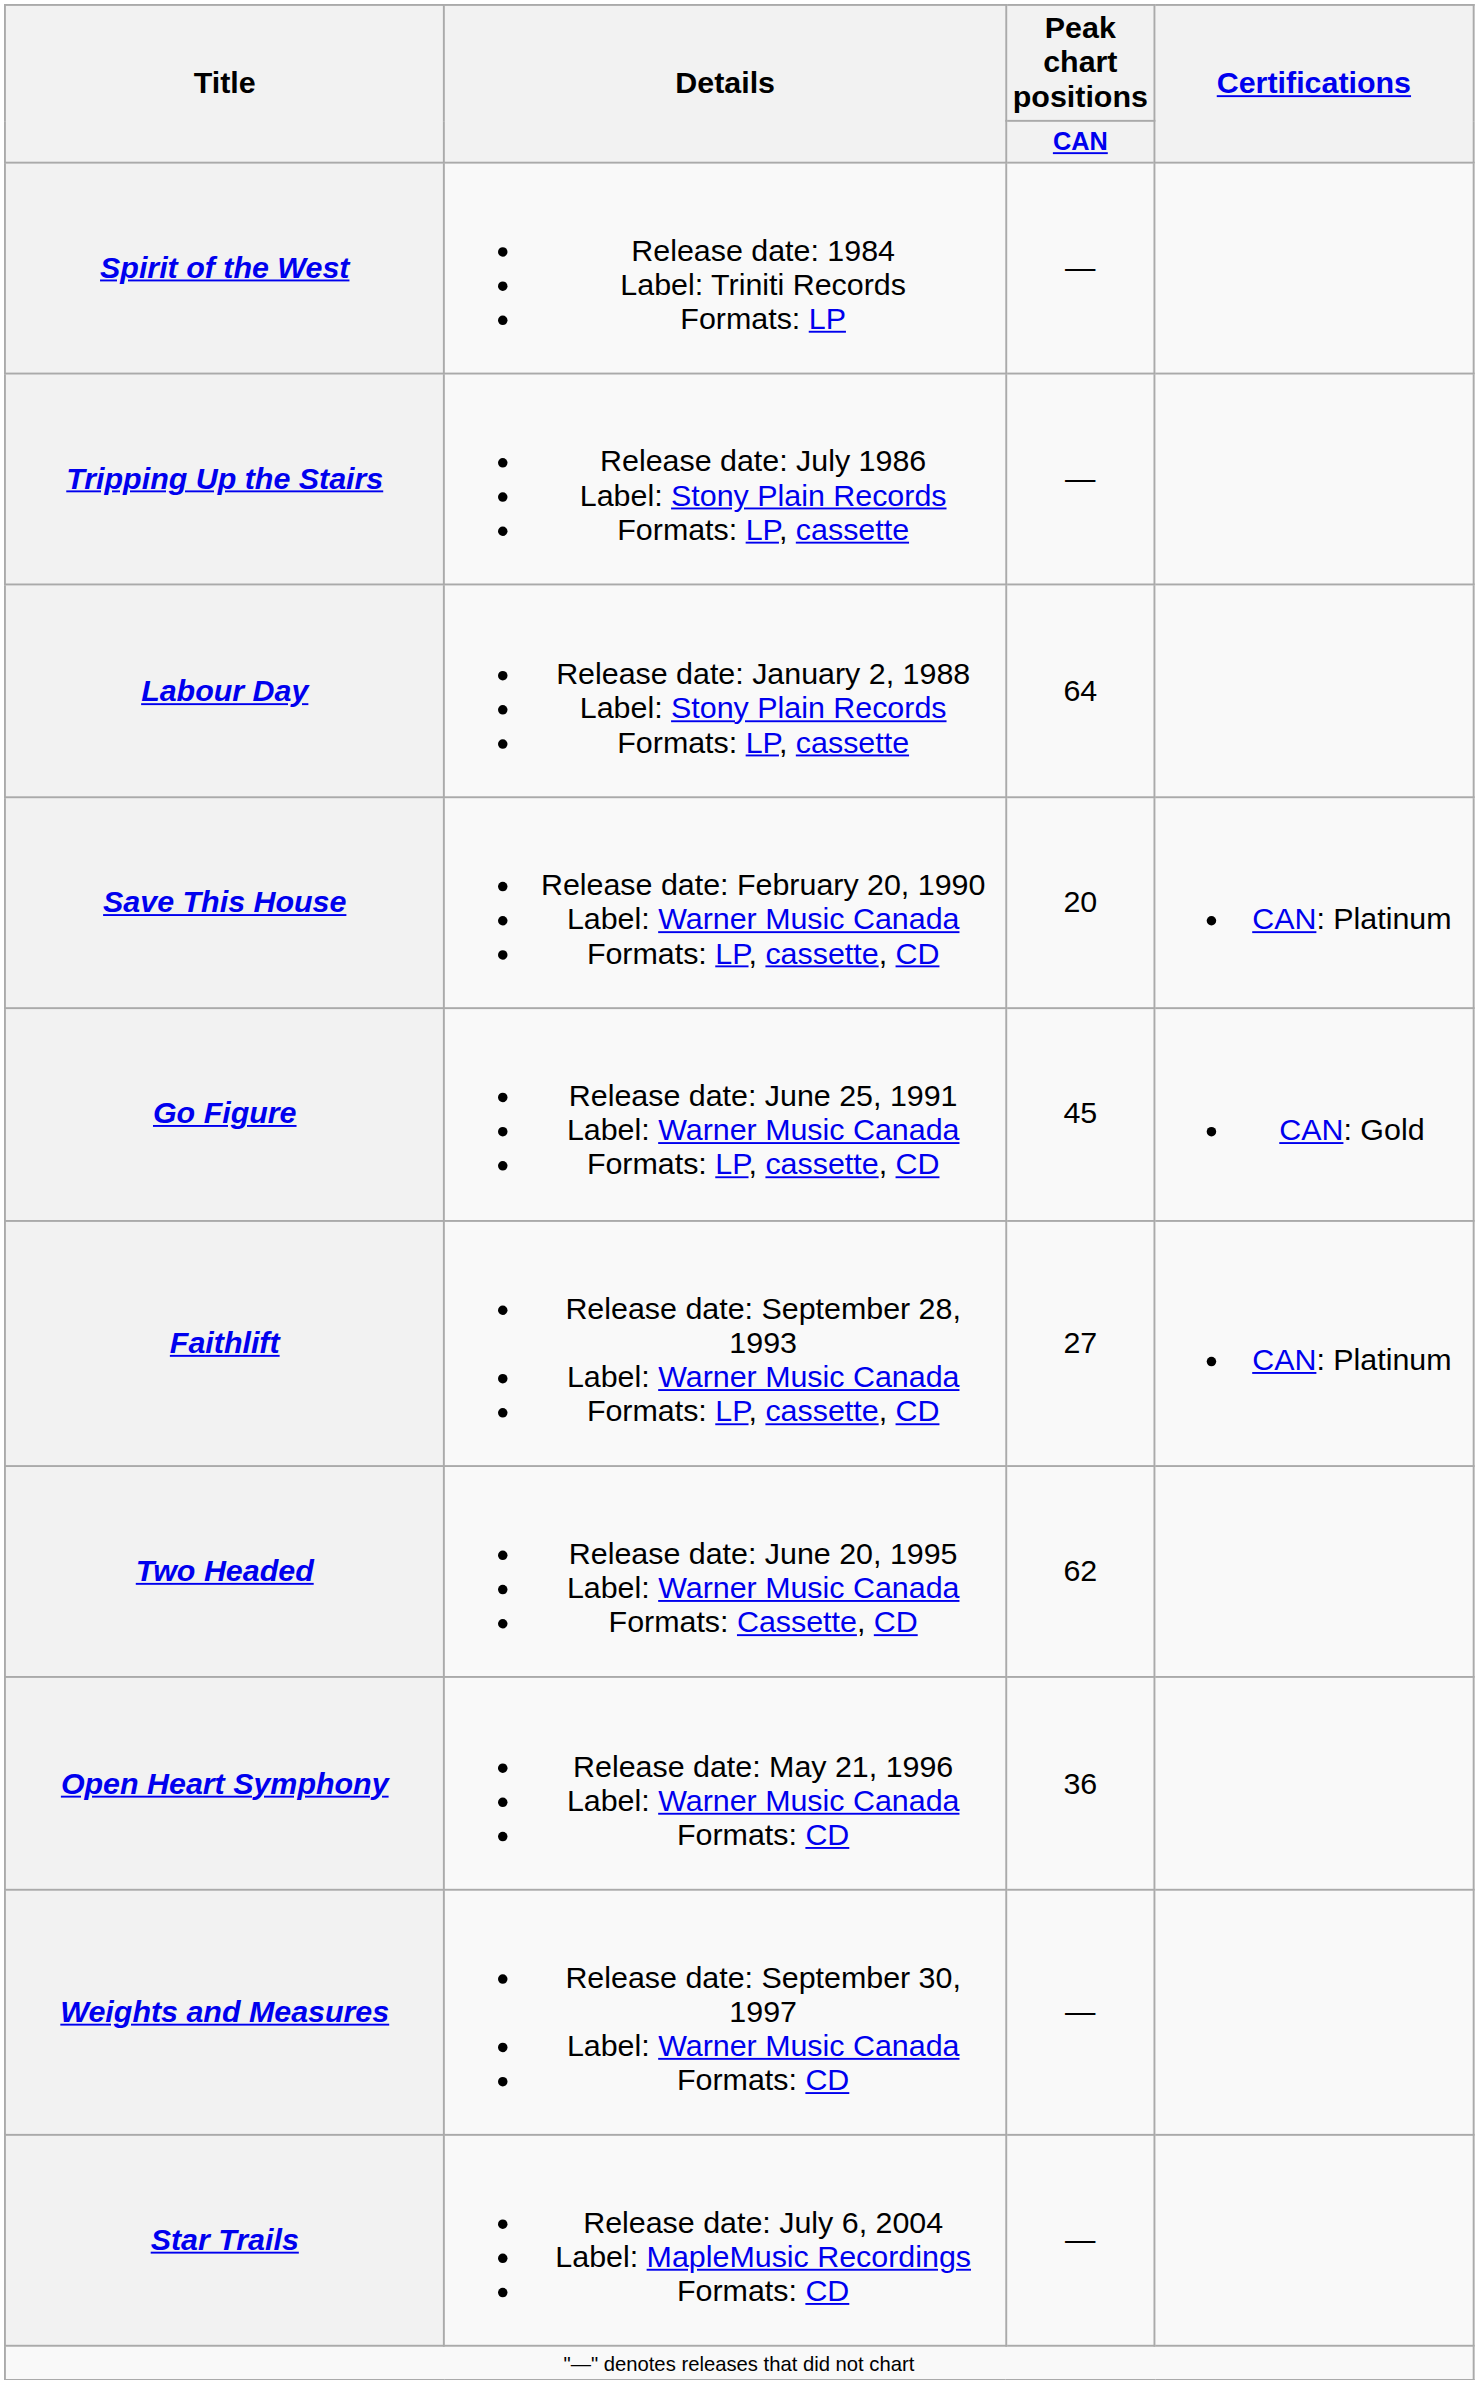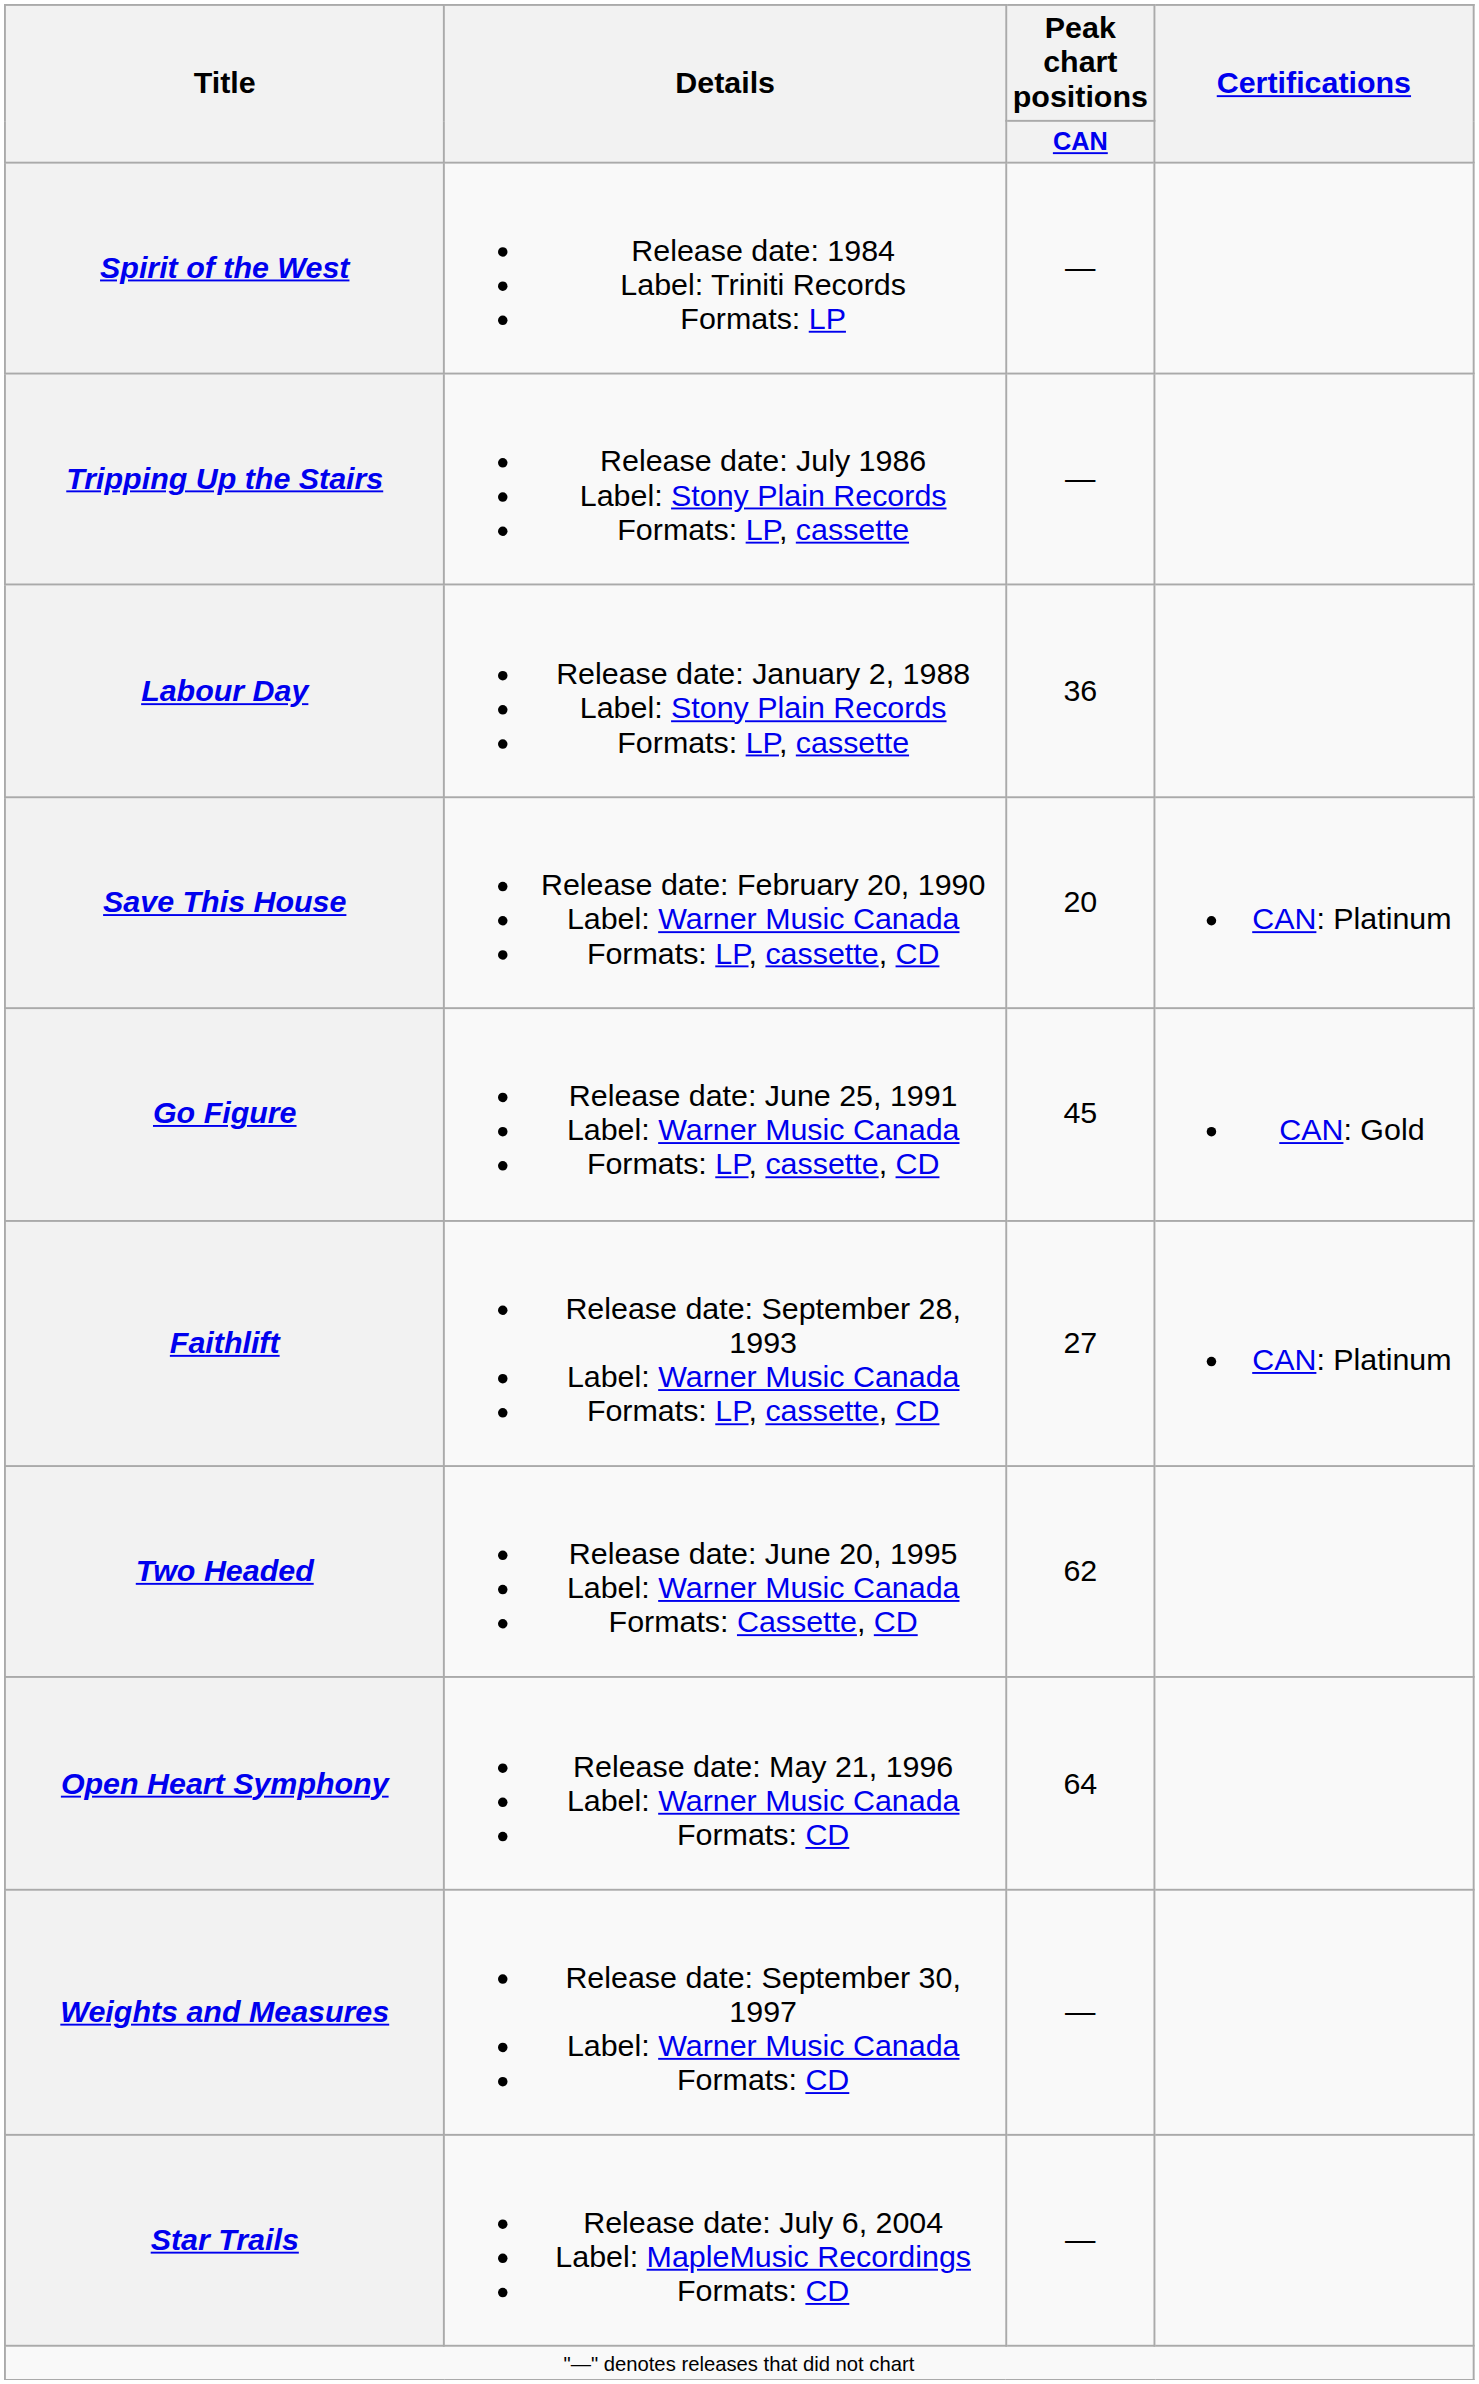(1080, 690) 64 -> (1080, 690) 36
(1080, 1782) 36 -> (1080, 1782) 64
